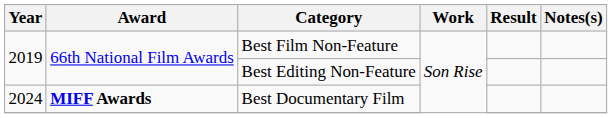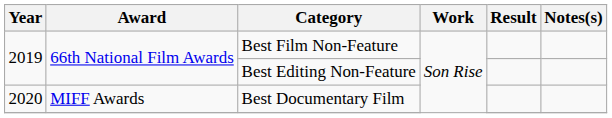(25, 98) 2024 -> (25, 98) 2020
(101, 98) bold -> (97, 98) normal
